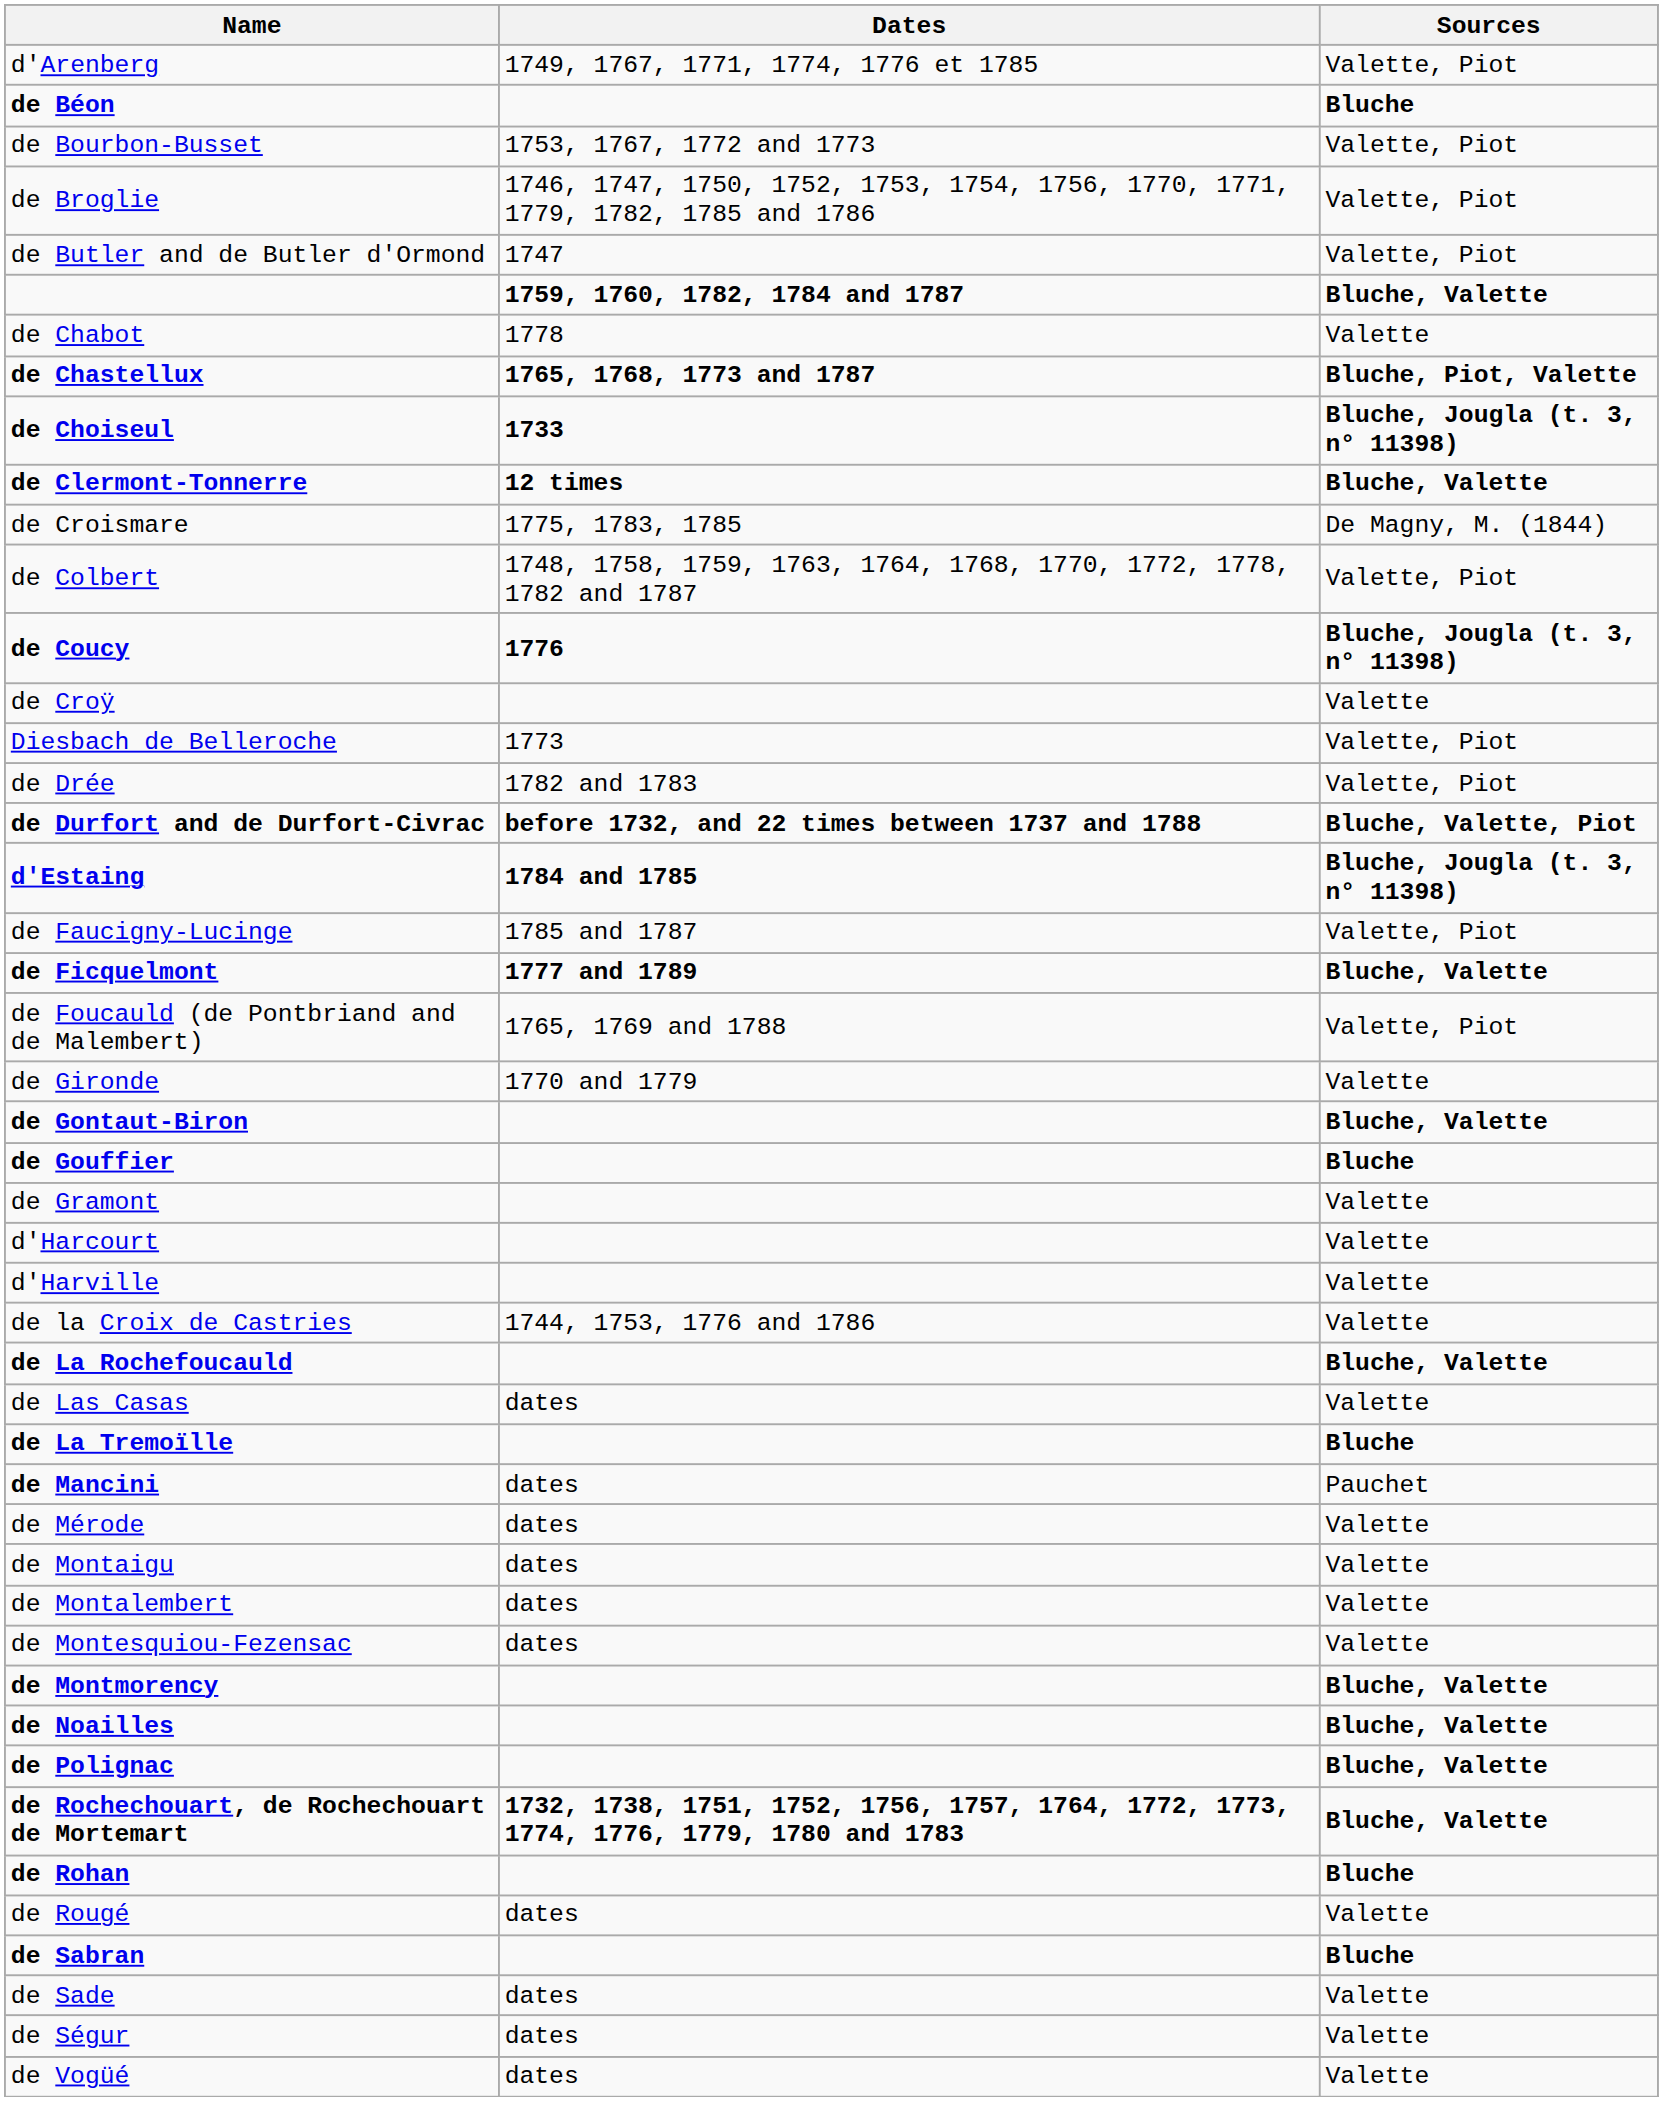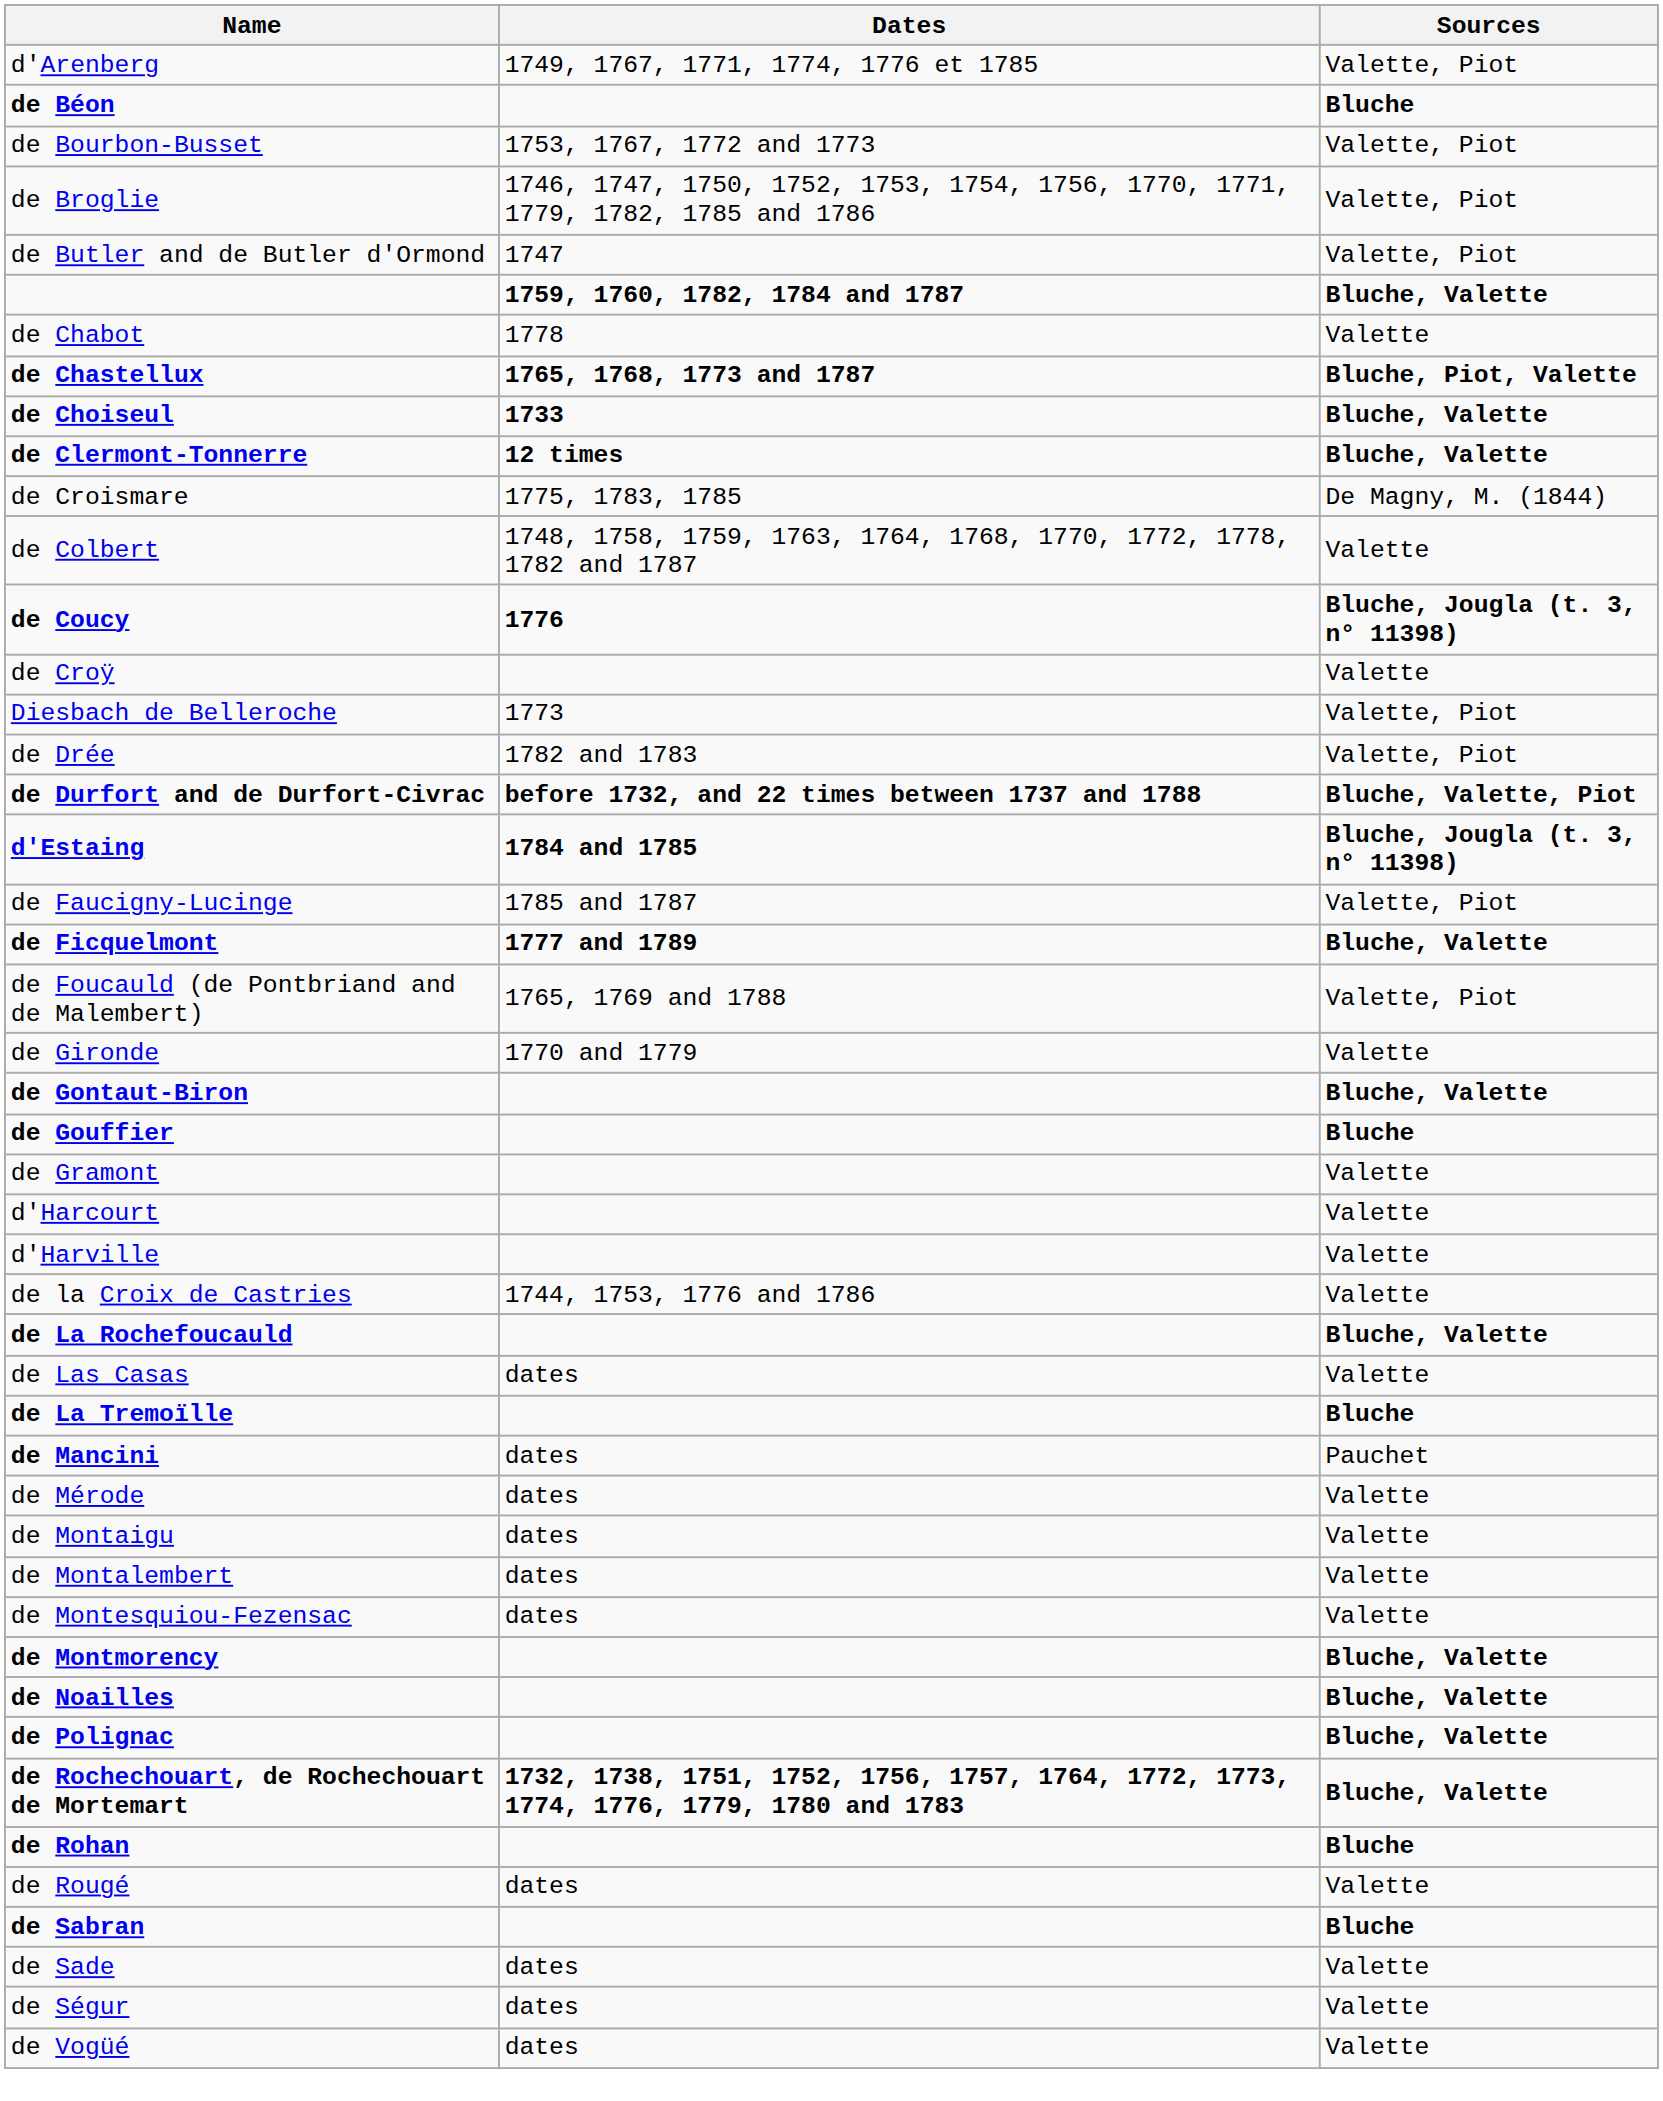(1481, 430) Bluche, Jougla (t. 3, n° 11398) -> (1437, 416) Bluche, Valette
(1422, 579) Valette, Piot -> (1377, 551) Valette
